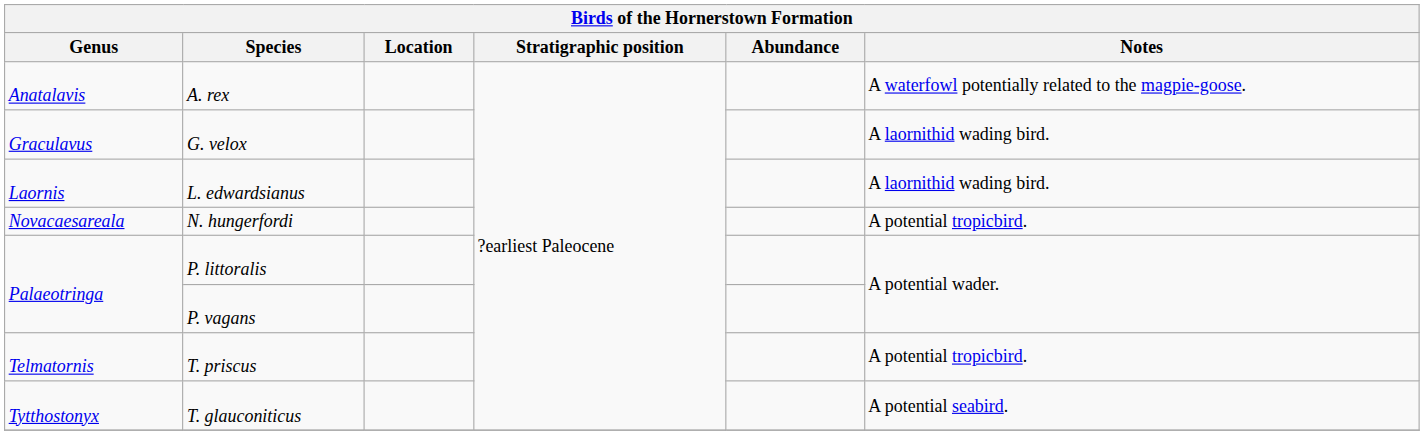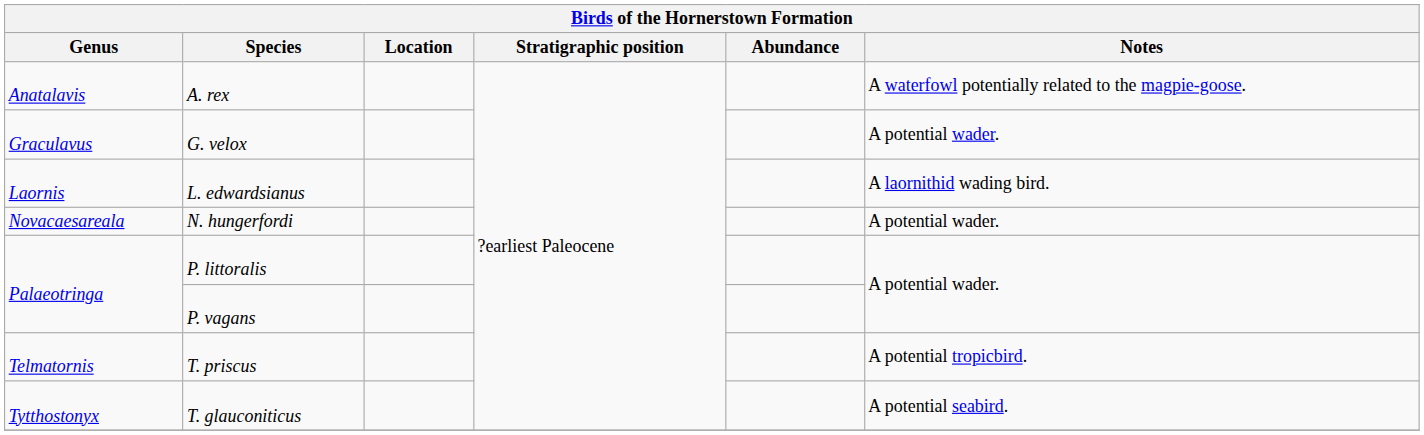(959, 134) A laornithid wading bird. -> (934, 134) A potential wader.
(948, 221) A potential tropicbird. -> (934, 221) A potential wader.
